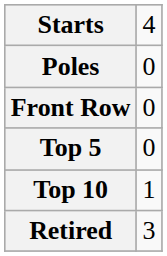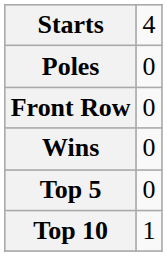+ row: (71, 148)
- row: (71, 230)
